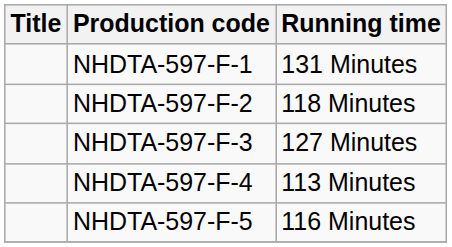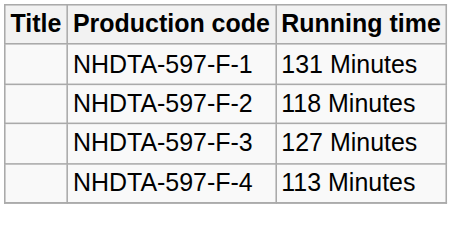- row: (163, 222)
